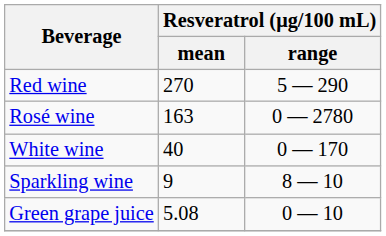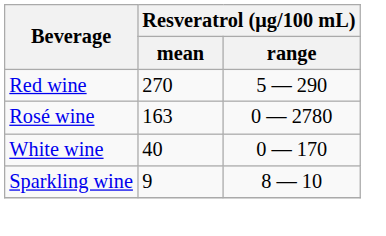- row: (82, 213)
